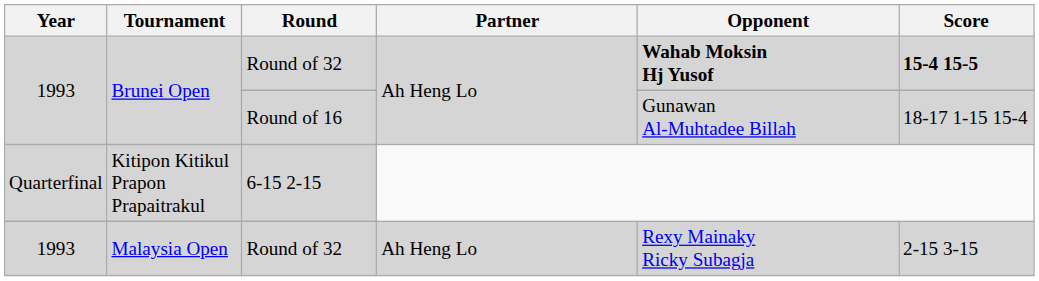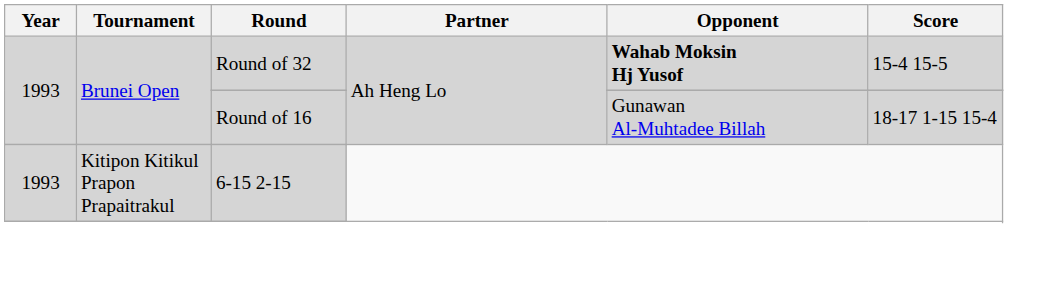(941, 63) bold -> (910, 63) normal
(56, 183) Quarterfinal -> (41, 183) 1993
- row: (170, 248)
